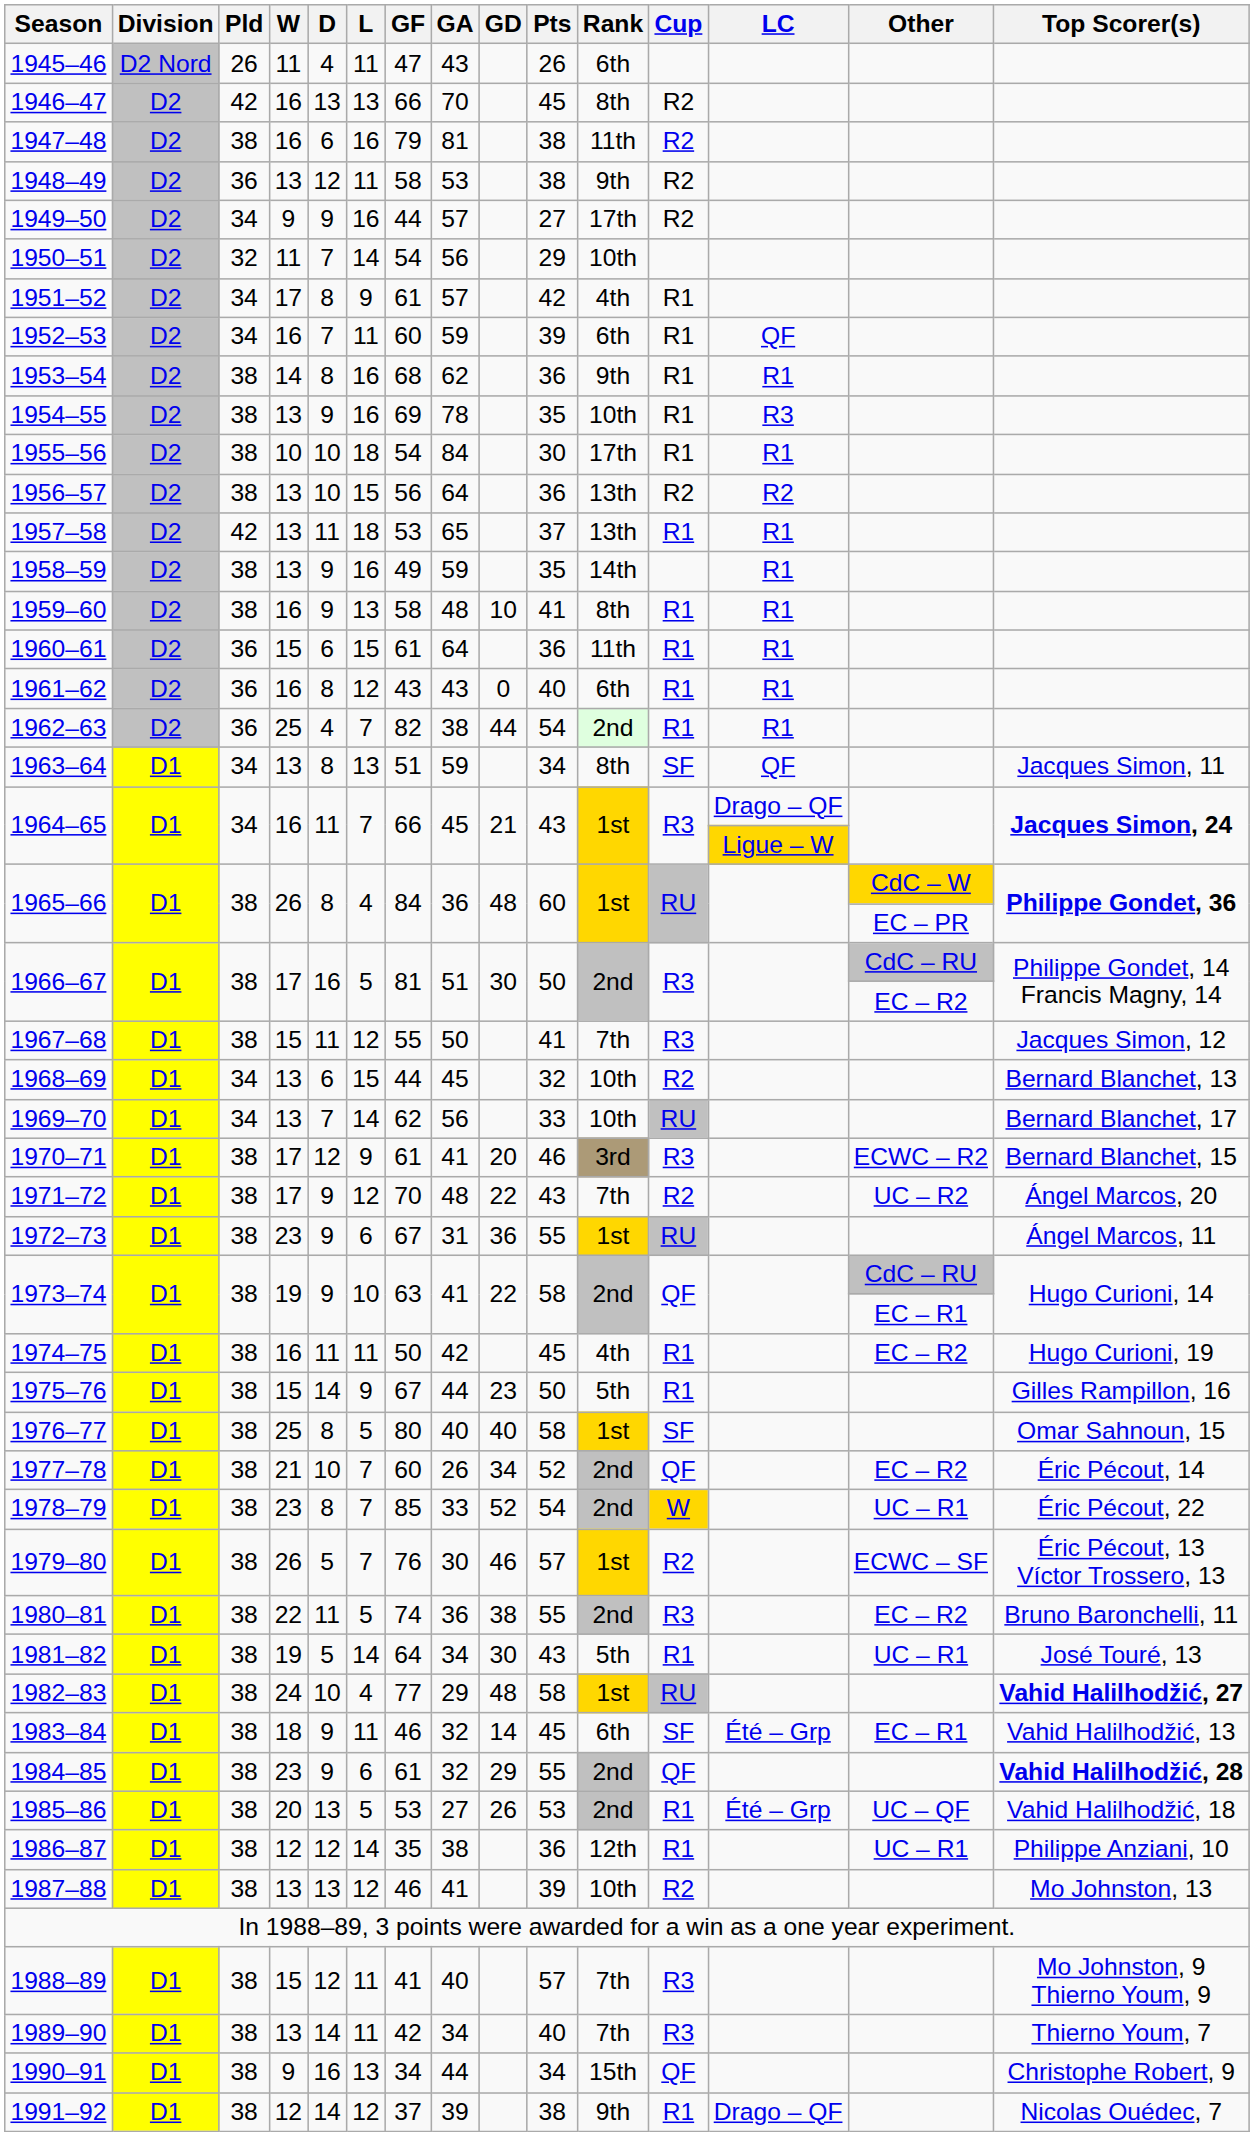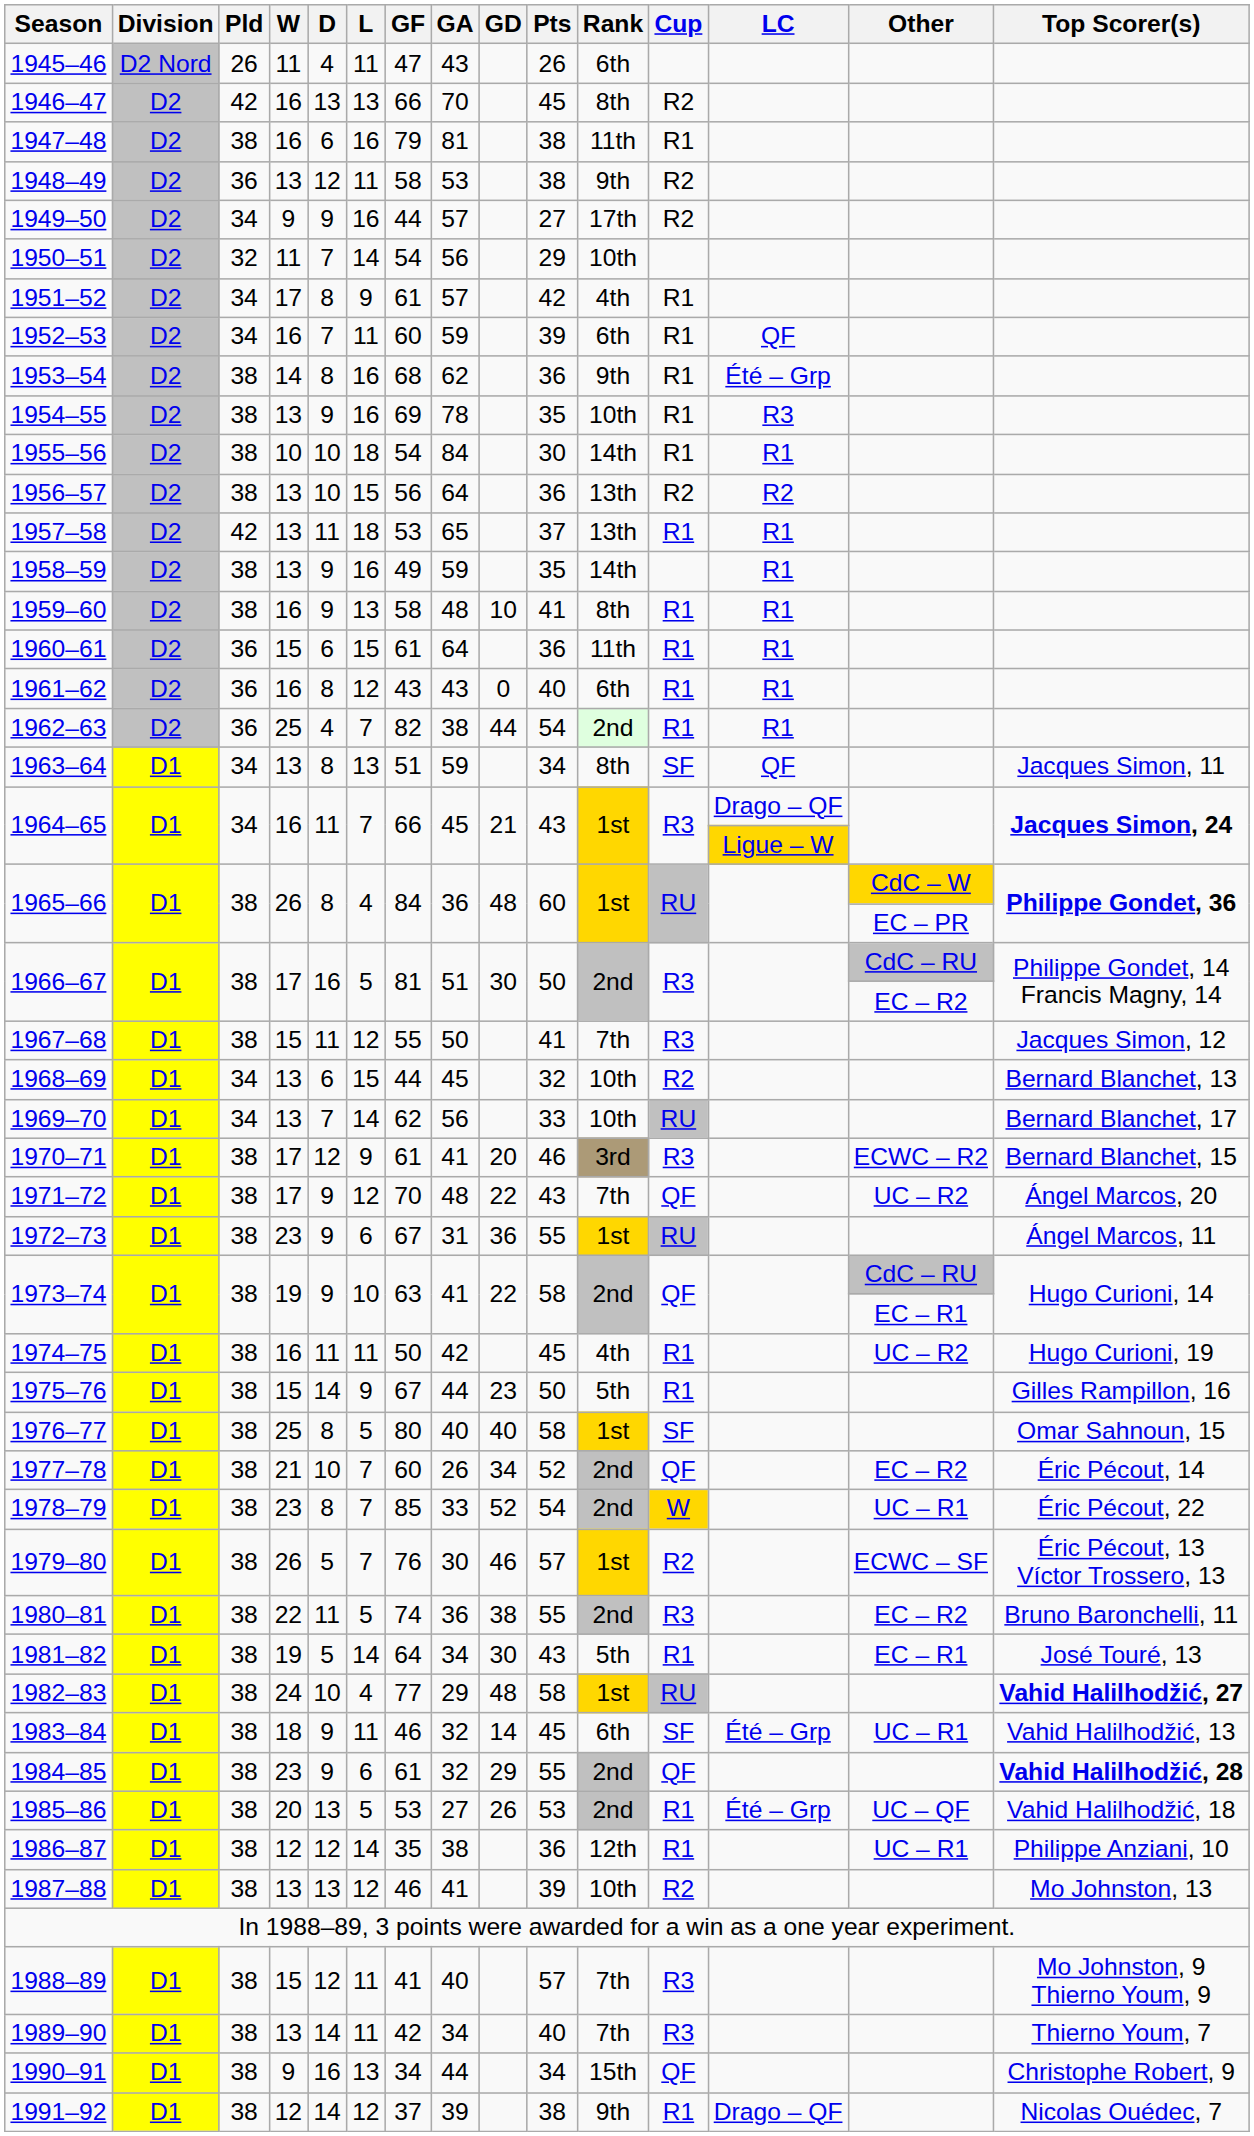(678, 141) R2 -> (678, 141) R1
(778, 375) R1 -> (778, 375) Été – Grp
(613, 453) 17th -> (613, 453) 14th
(678, 1196) R2 -> (678, 1196) QF
(921, 1352) EC – R2 -> (921, 1352) UC – R2
(921, 1653) UC – R1 -> (921, 1653) EC – R1
(921, 1732) EC – R1 -> (921, 1732) UC – R1
